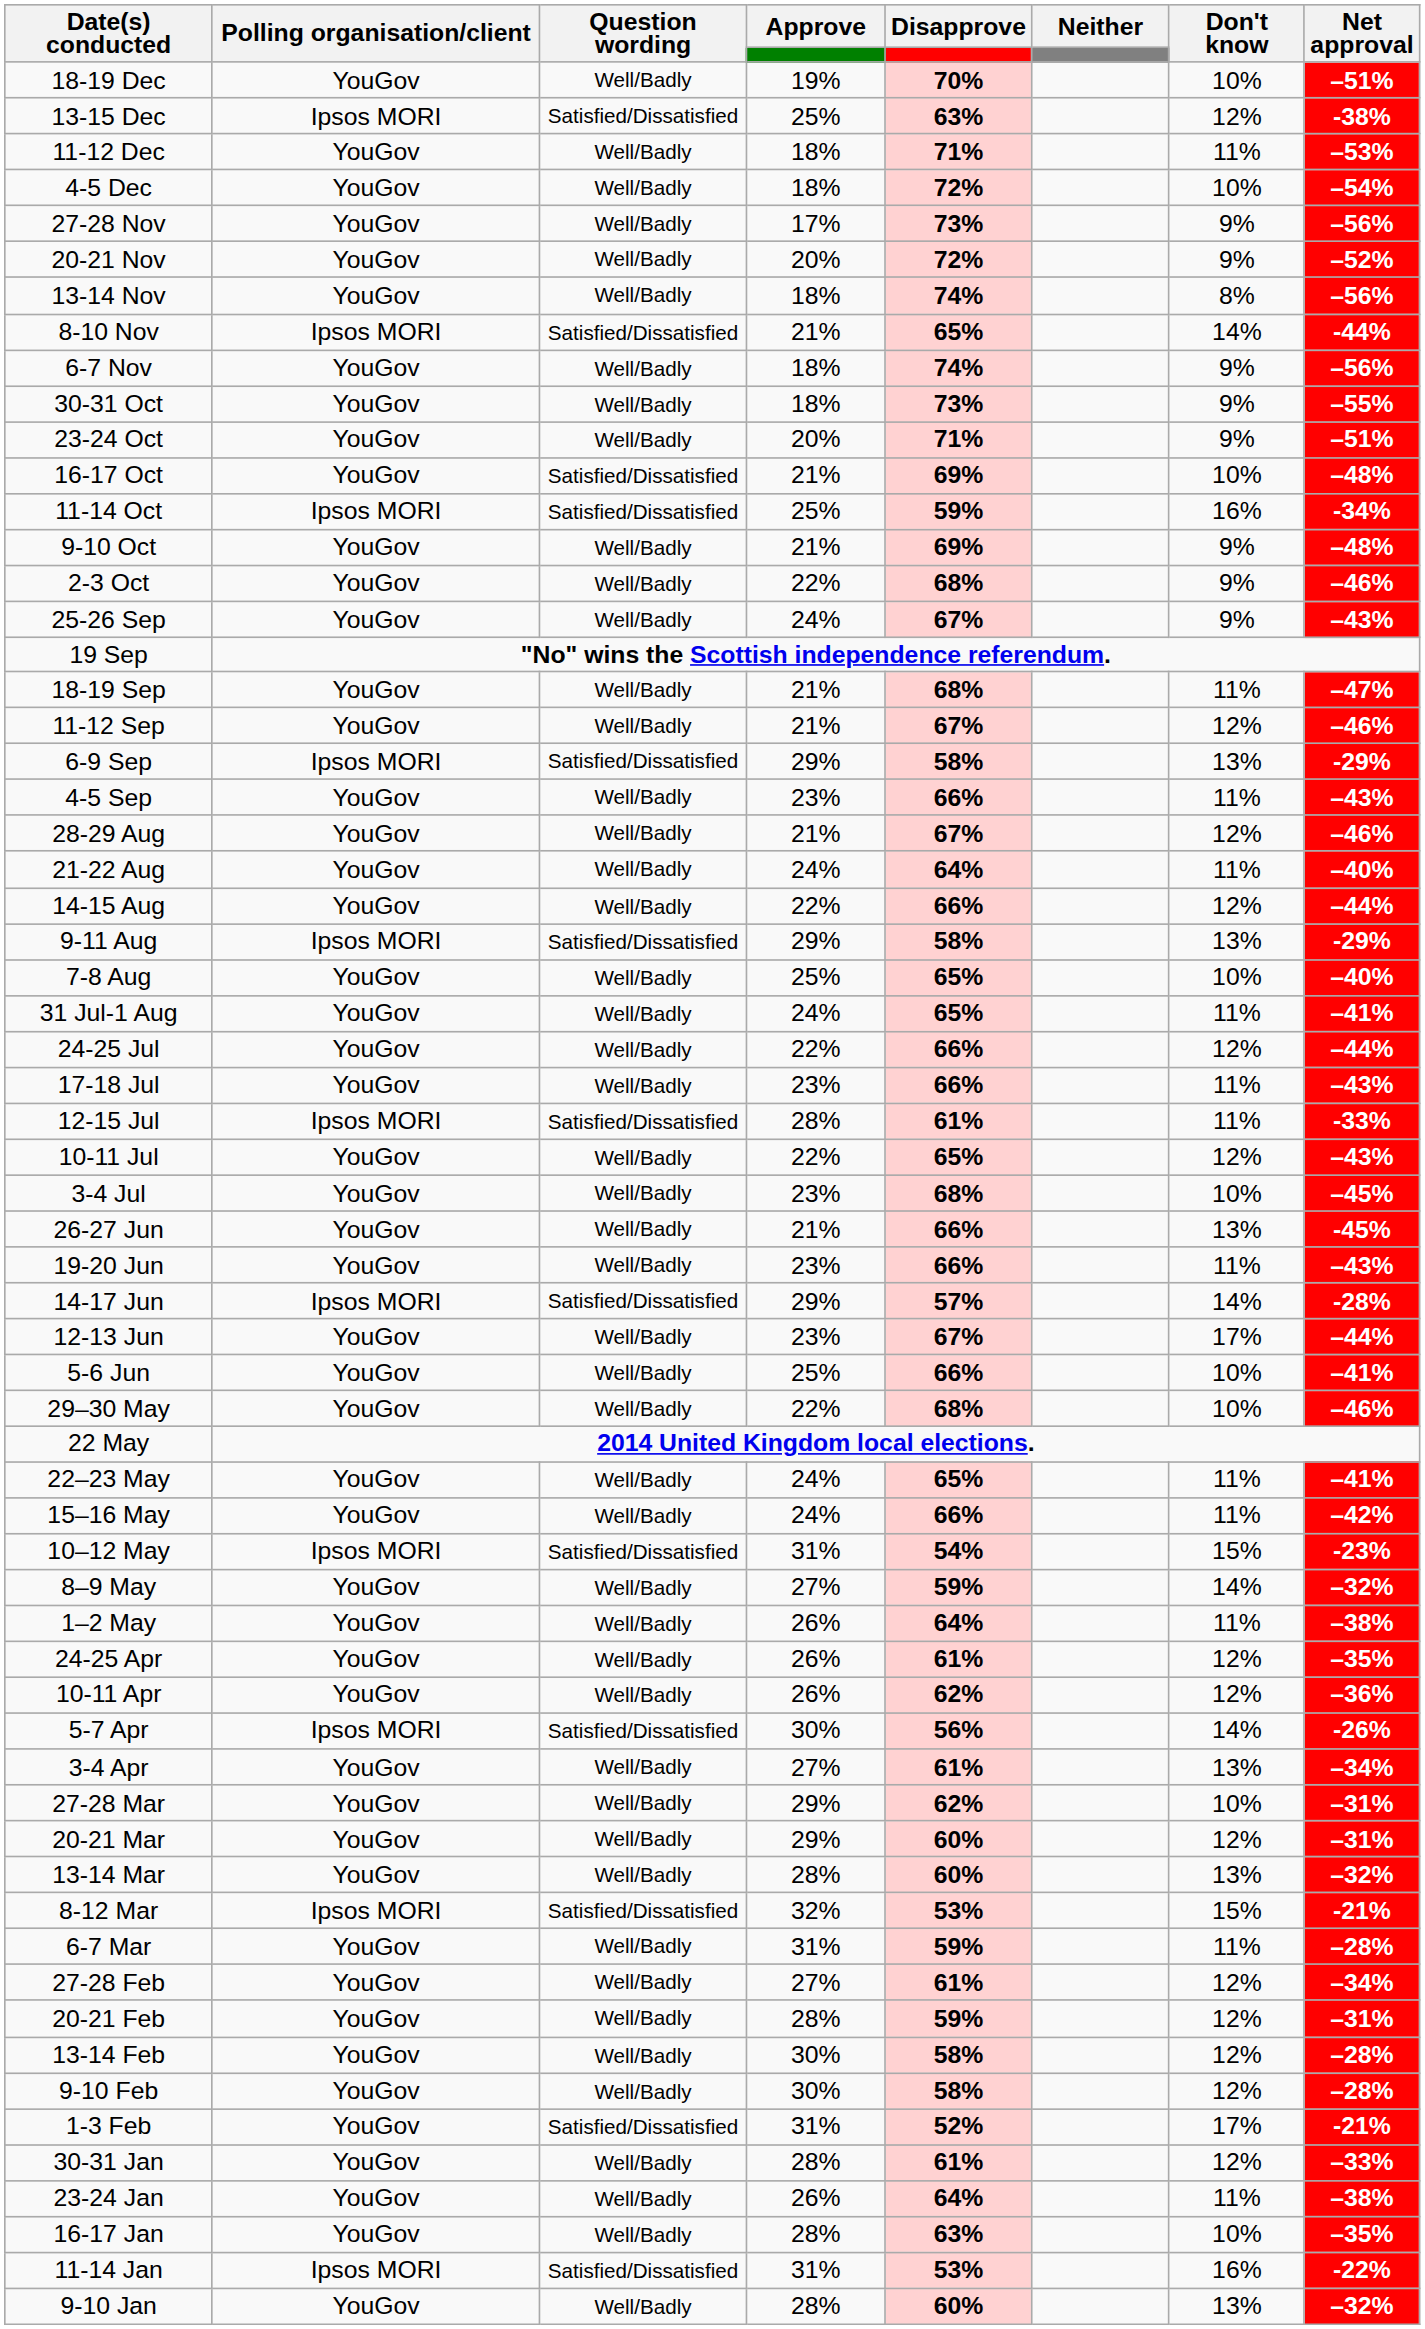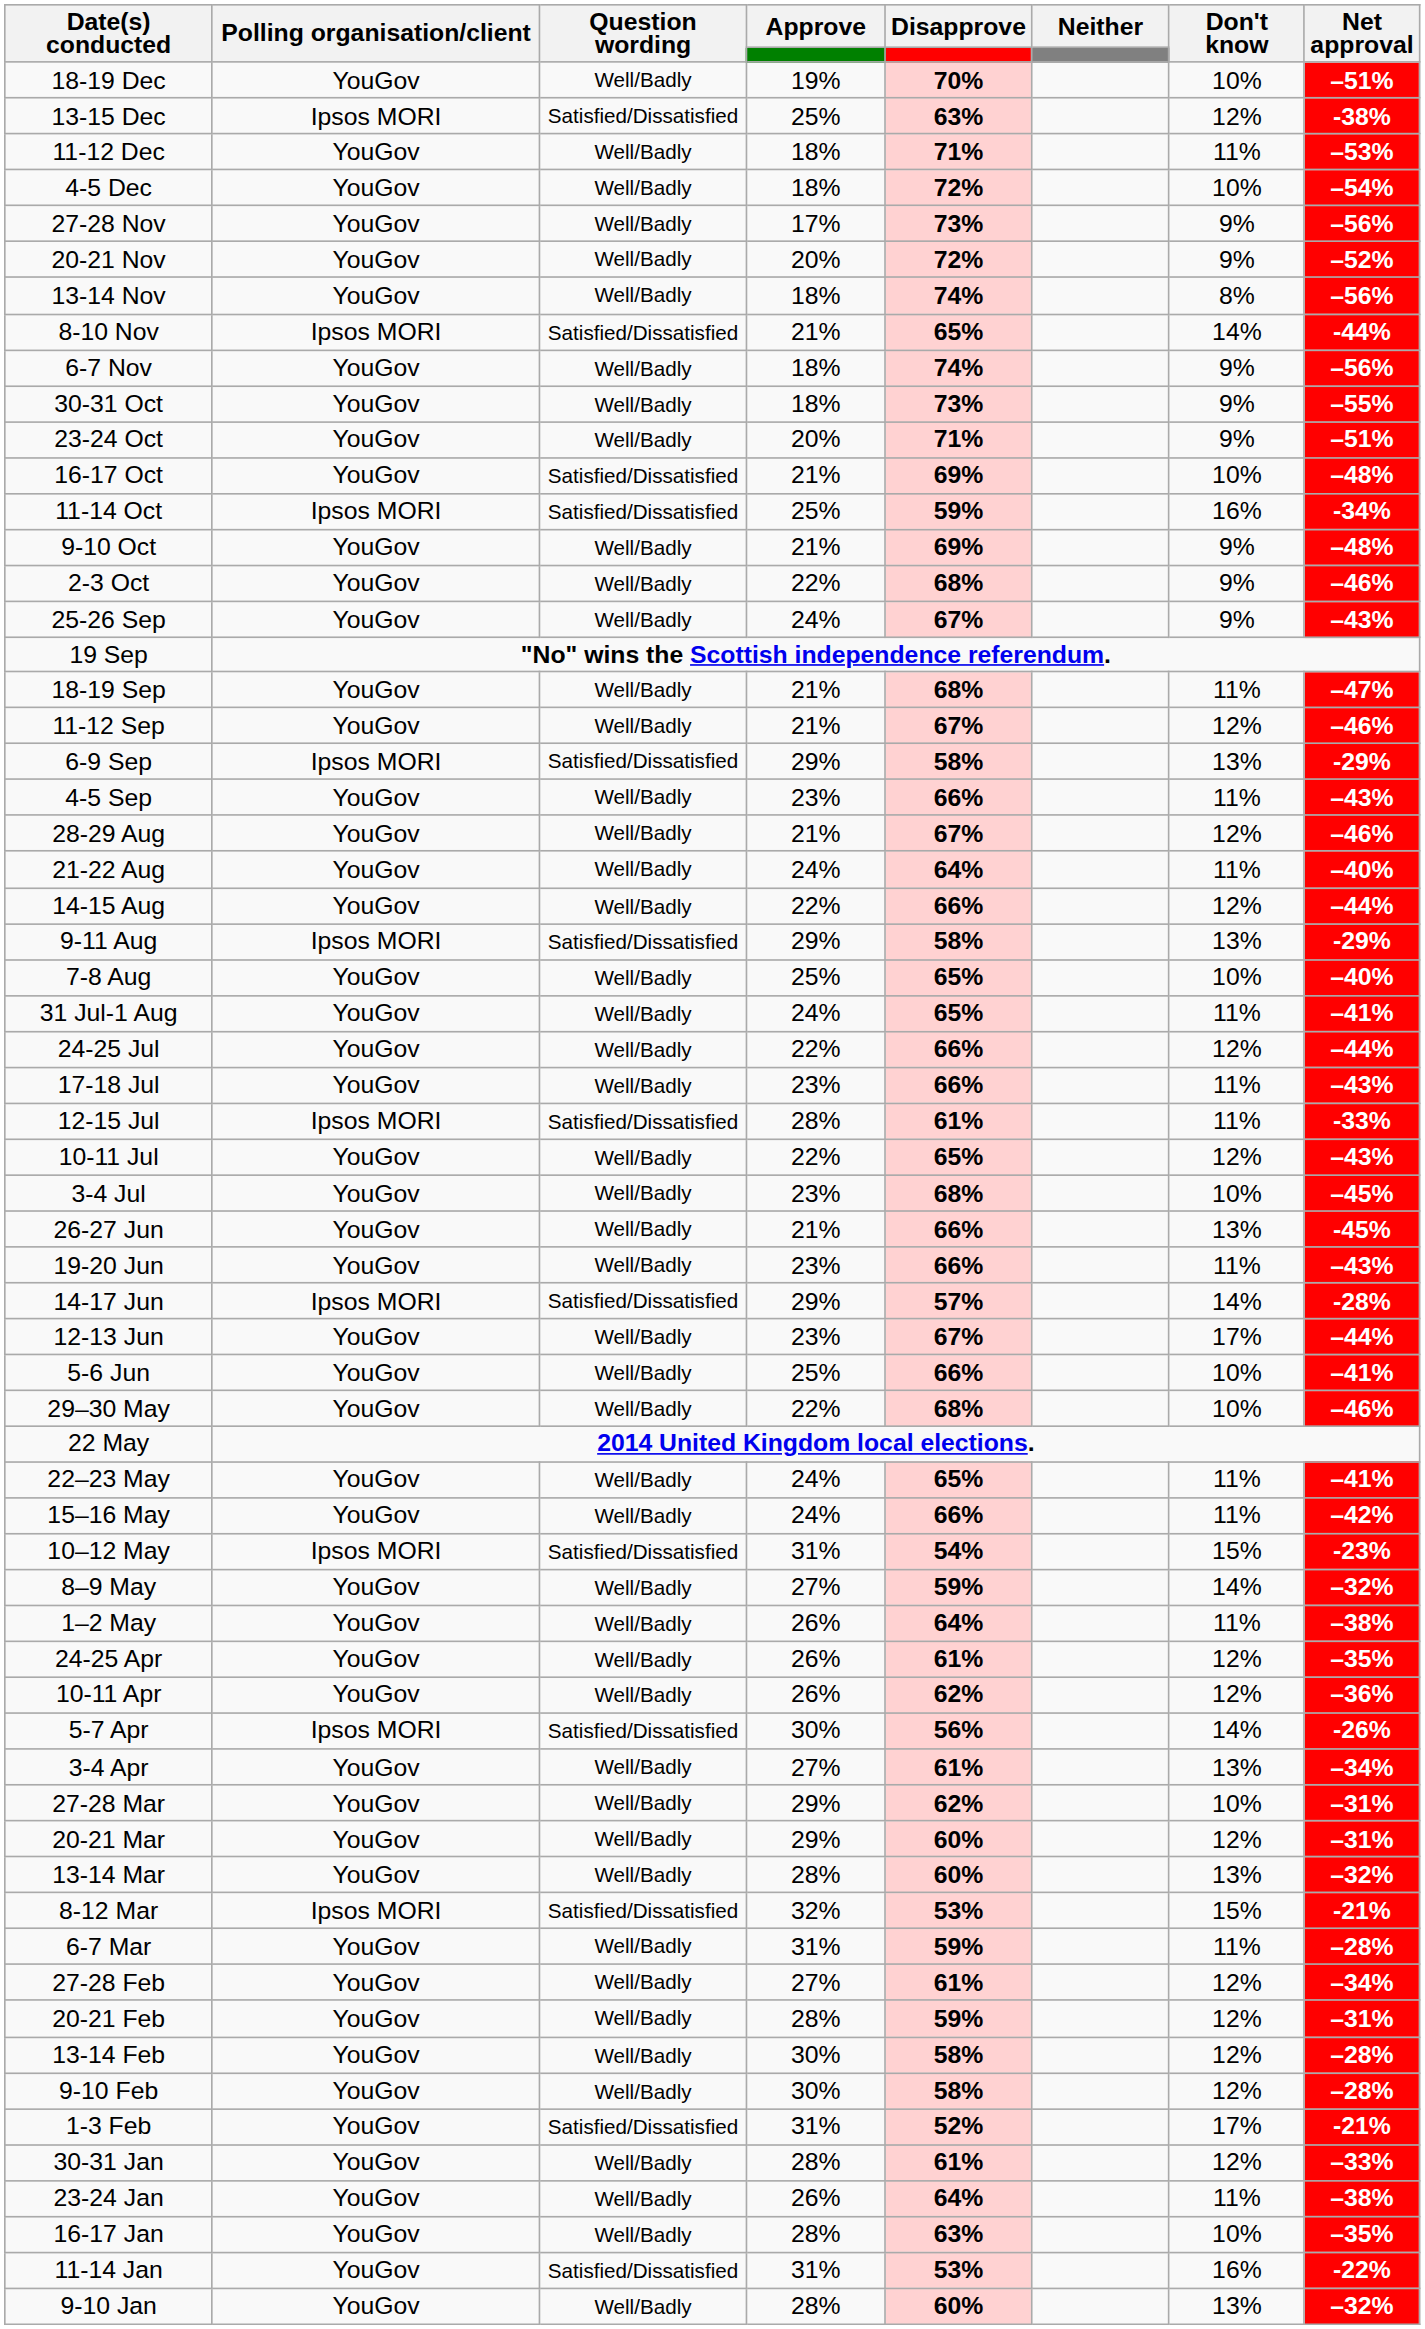(376, 2270) Ipsos MORI -> (376, 2270) YouGov
